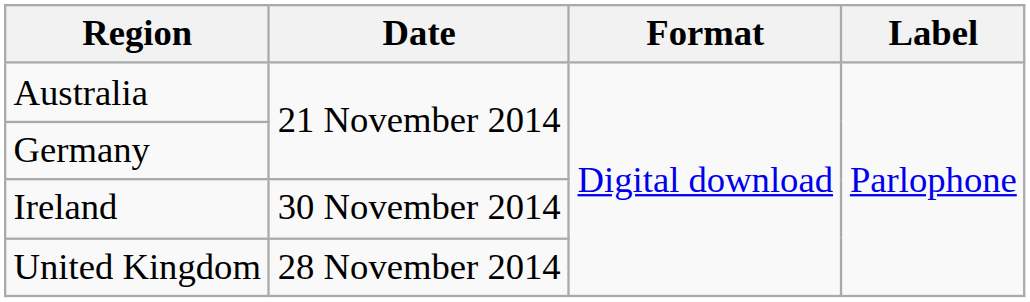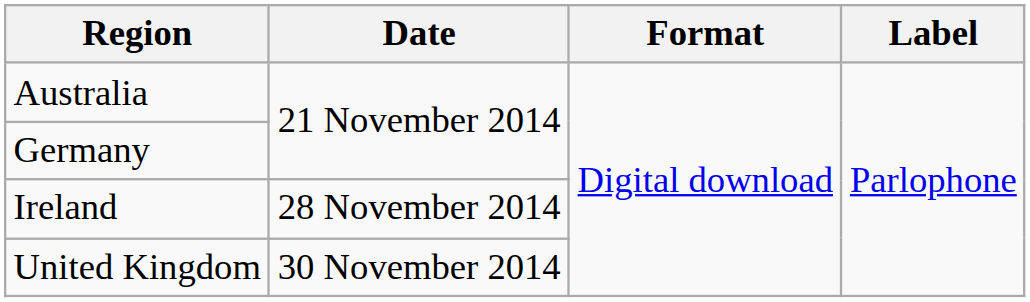(419, 207) 30 November 2014 -> (419, 207) 28 November 2014
(419, 265) 28 November 2014 -> (419, 265) 30 November 2014
